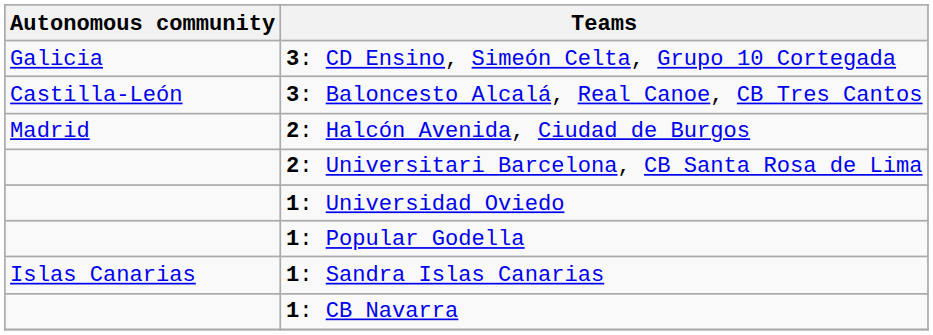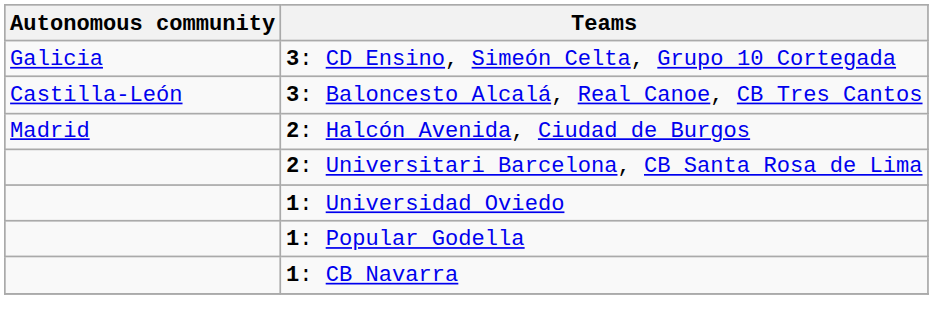- row: (445, 275)
